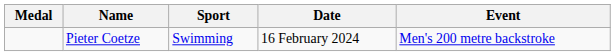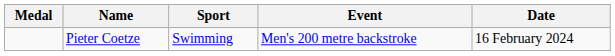columns swapped: (503, 16) <-> (327, 16)
